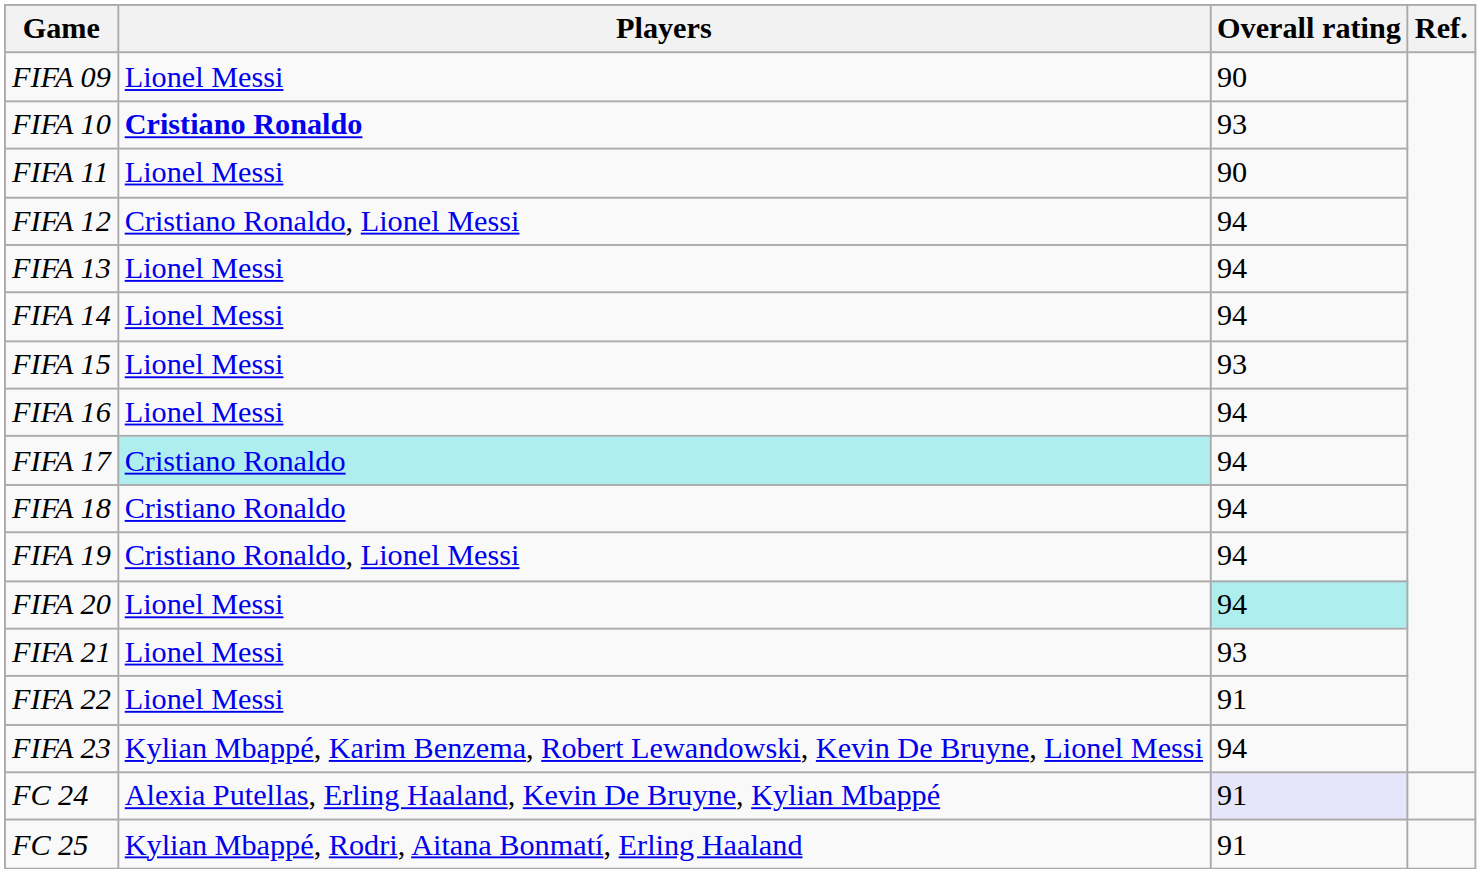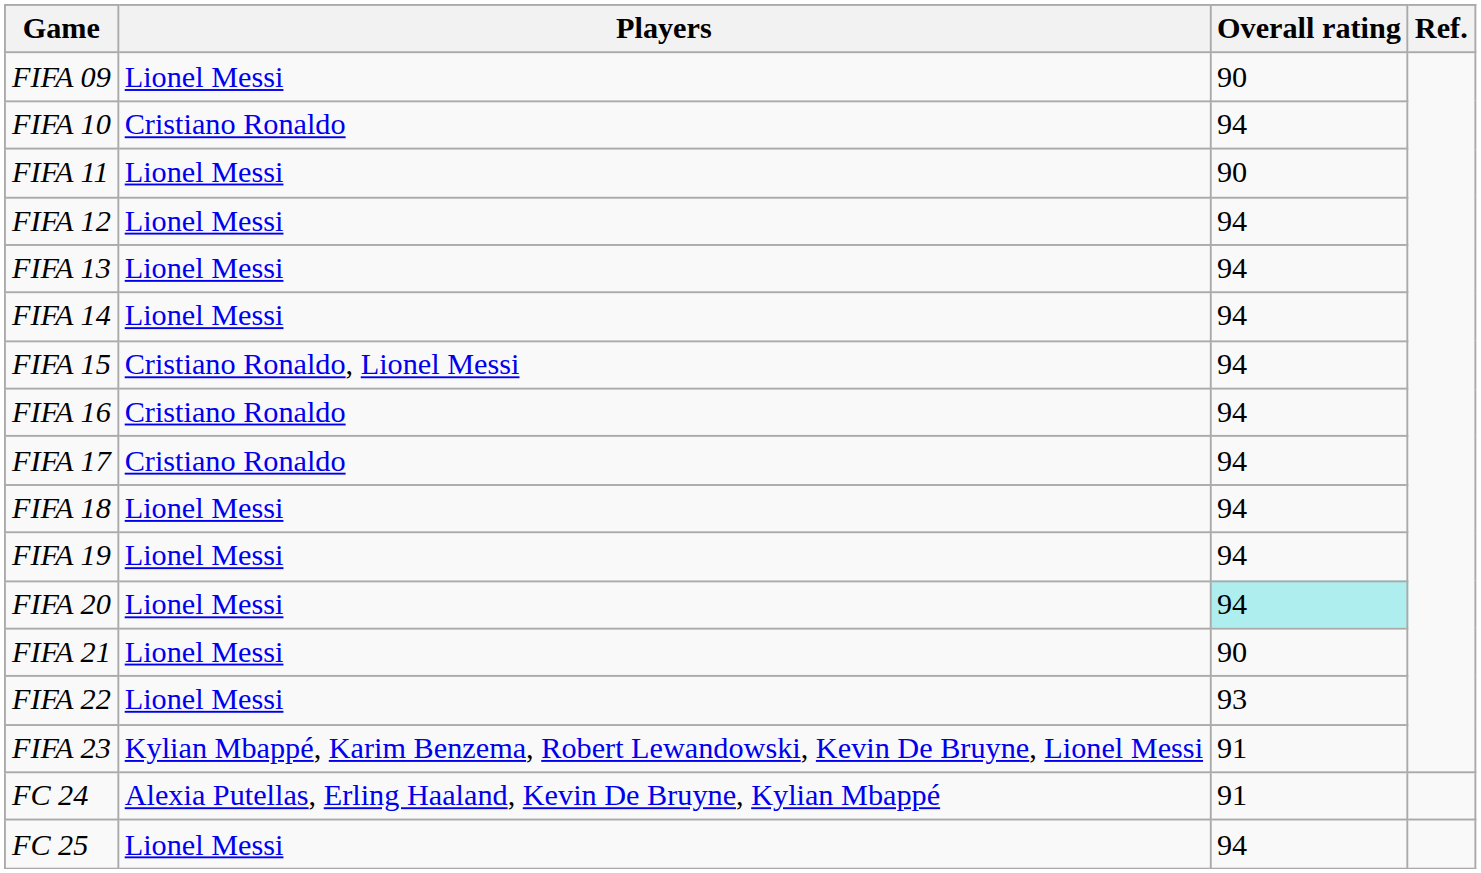(244, 124) bold -> (235, 124) normal
(1232, 124) 93 -> (1232, 124) 94
(322, 220) Cristiano Ronaldo, Lionel Messi -> (204, 220) Lionel Messi
(204, 364) Lionel Messi -> (322, 364) Cristiano Ronaldo, Lionel Messi
(1232, 364) 93 -> (1232, 364) 94
(204, 412) Lionel Messi -> (235, 412) Cristiano Ronaldo
(235, 460) paleturquoise background -> (235, 460) no background
(235, 508) Cristiano Ronaldo -> (204, 508) Lionel Messi
(322, 556) Cristiano Ronaldo, Lionel Messi -> (204, 556) Lionel Messi
(1232, 651) 93 -> (1232, 651) 90
(1232, 699) 91 -> (1232, 699) 93
(1232, 747) 94 -> (1232, 747) 91
(1232, 795) lavender background -> (1232, 795) no background
(464, 843) Kylian Mbappé, Rodri, Aitana Bonmatí, Erling Haaland -> (204, 843) Lionel Messi
(1232, 843) 91 -> (1232, 843) 94
